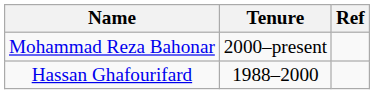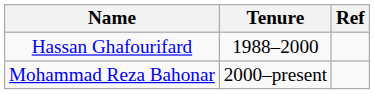rows swapped: (112, 74) <-> (112, 46)
